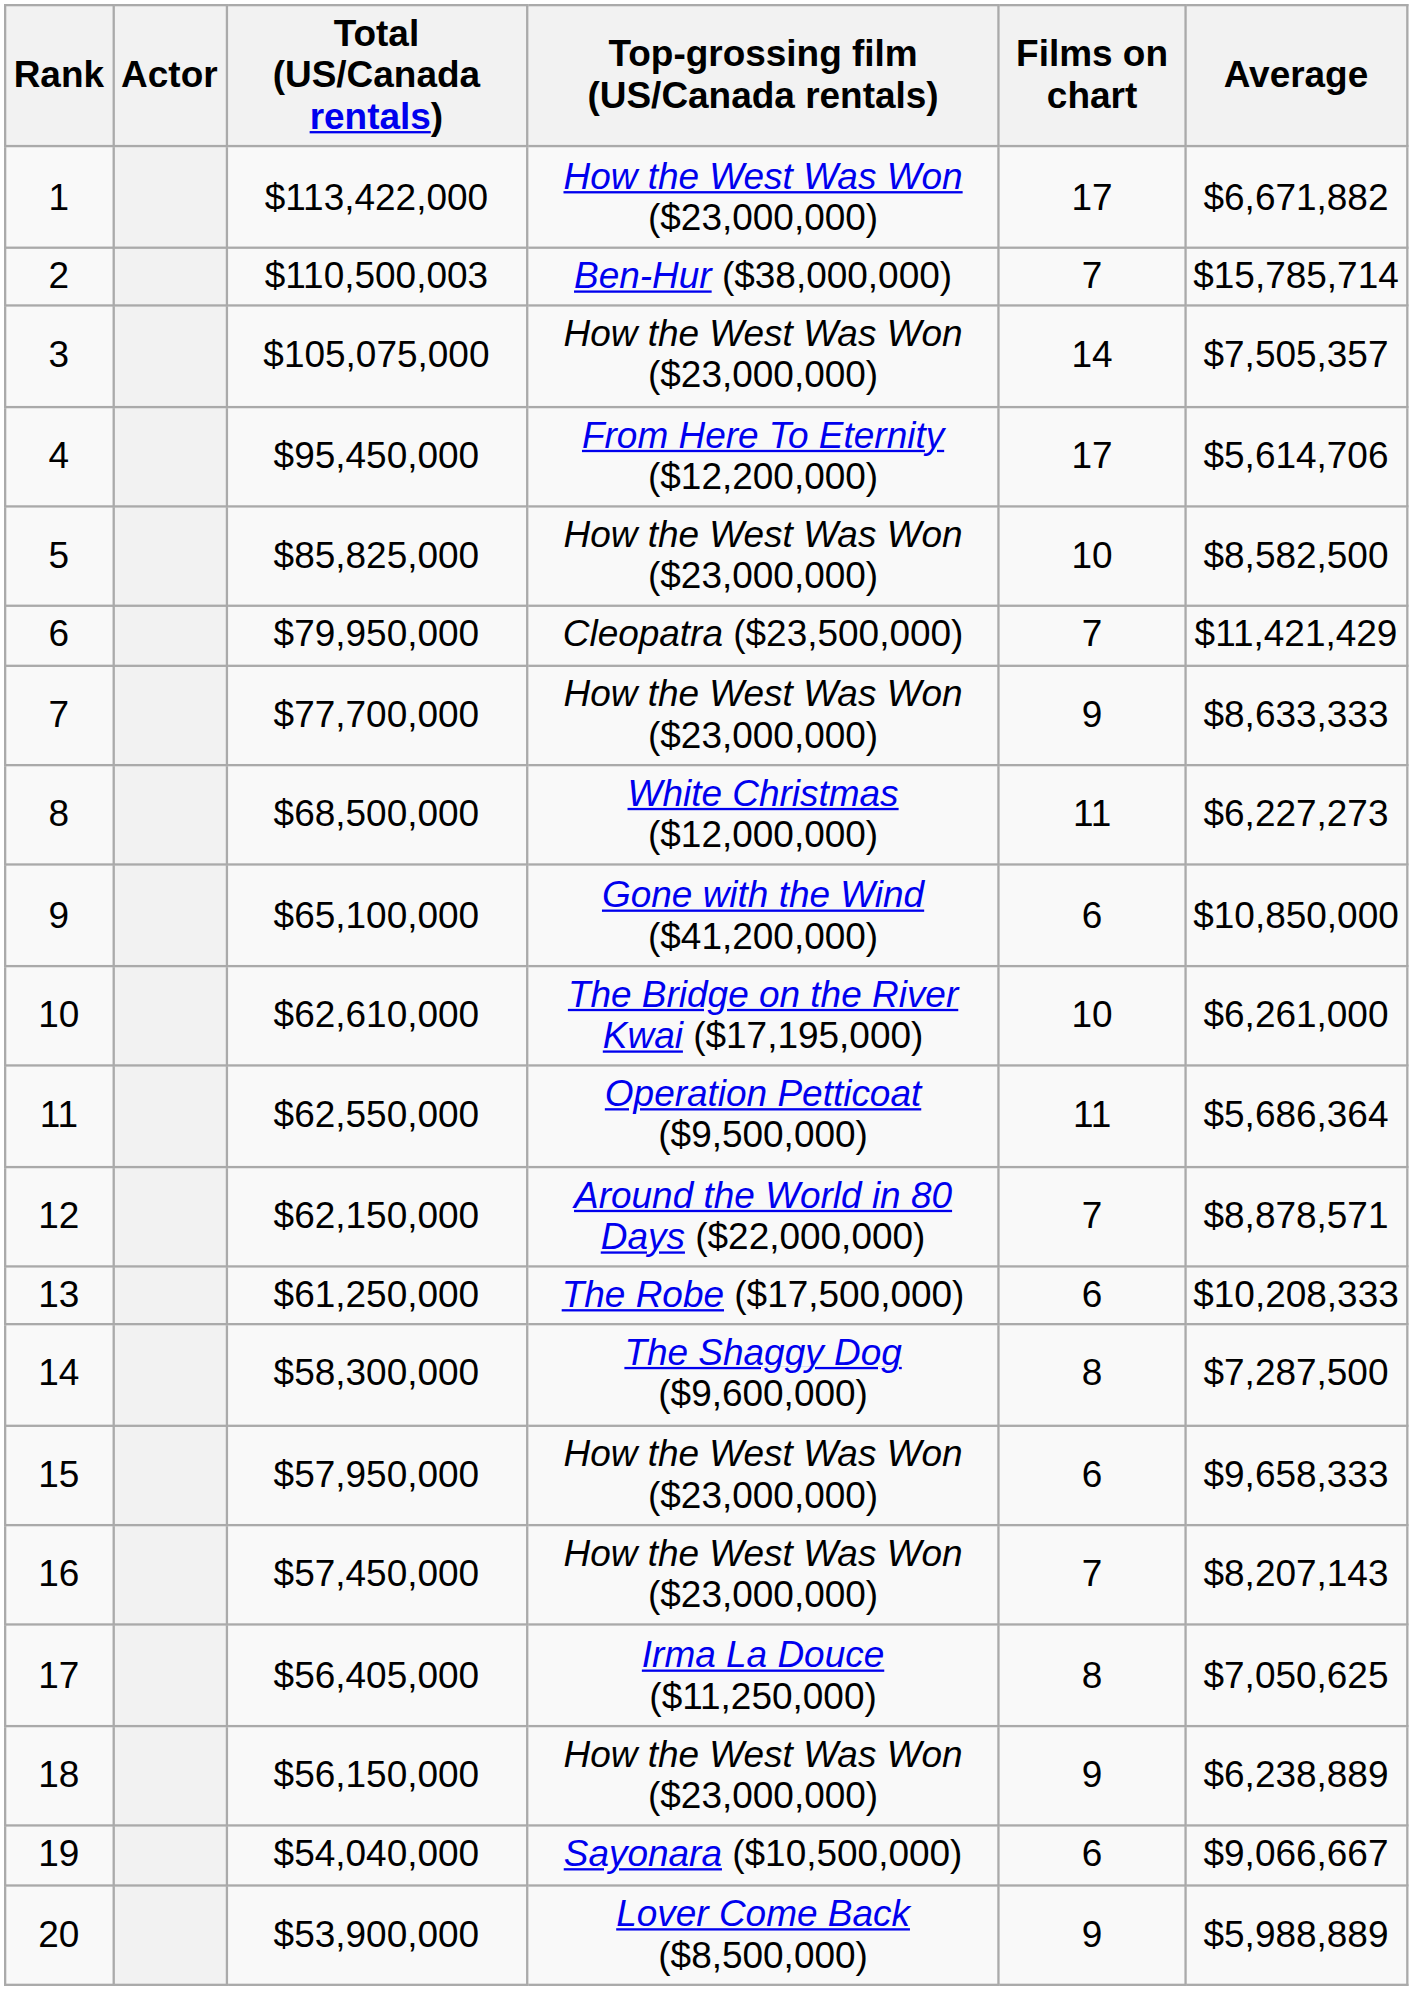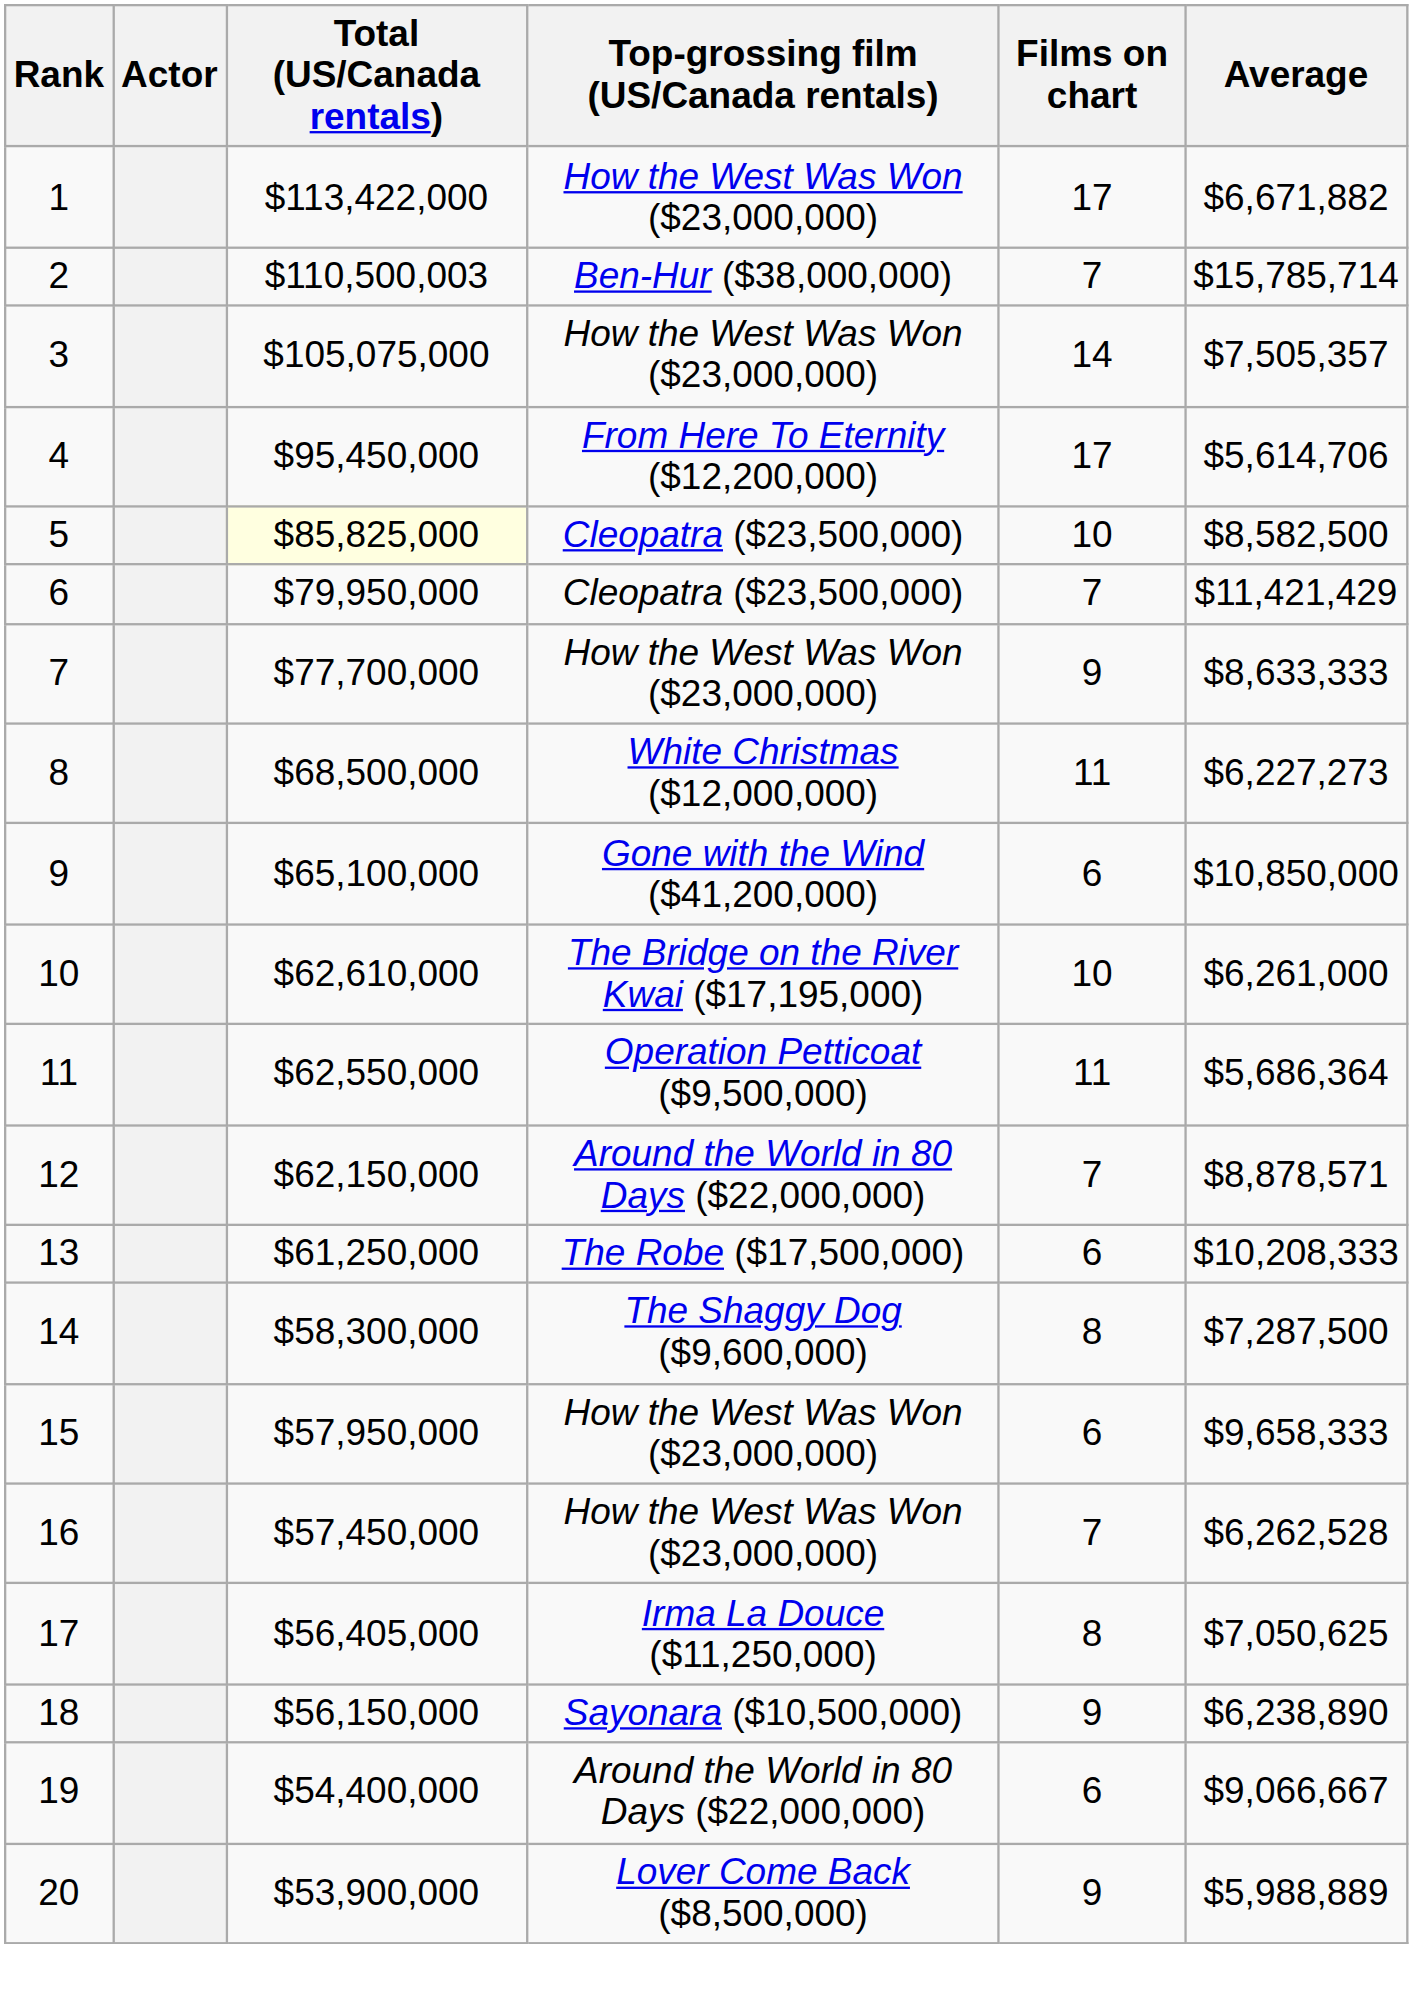(376, 555) no background -> (376, 534) lightyellow background
(763, 555) How the West Was Won ($23,000,000) -> (763, 534) Cleopatra ($23,500,000)
(1296, 1574) $8,207,143 -> (1296, 1532) $6,262,528
(763, 1774) How the West Was Won ($23,000,000) -> (763, 1712) Sayonara ($10,500,000)
(1296, 1774) $6,238,889 -> (1296, 1712) $6,238,890
(376, 1854) $54,040,000 -> (376, 1792) $54,400,000
(763, 1854) Sayonara ($10,500,000) -> (763, 1792) Around the World in 80 Days ($22,000,000)
